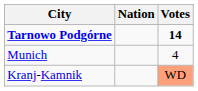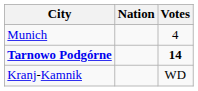rows swapped: (60, 34) <-> (27, 55)
(175, 75) lightsalmon background -> (175, 75) no background
